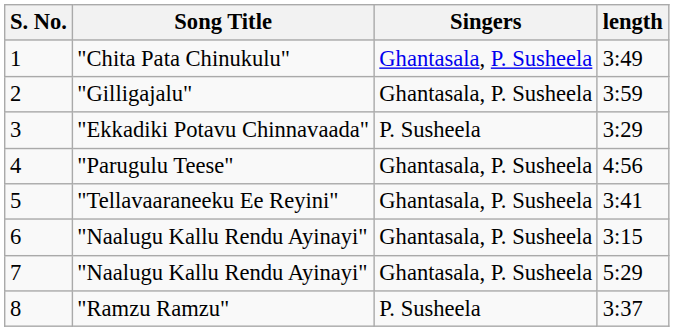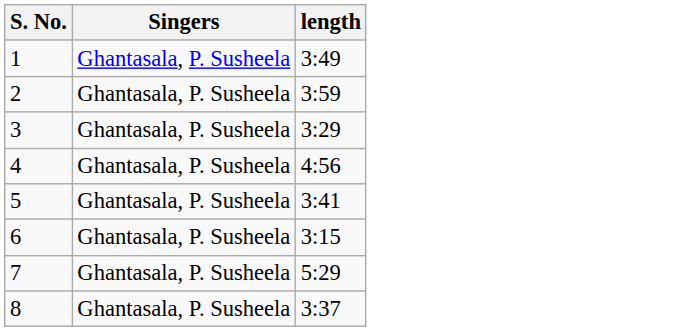- column: (223, 22)
(430, 129) P. Susheela -> (184, 129) Ghantasala, P. Susheela
(430, 308) P. Susheela -> (184, 308) Ghantasala, P. Susheela
